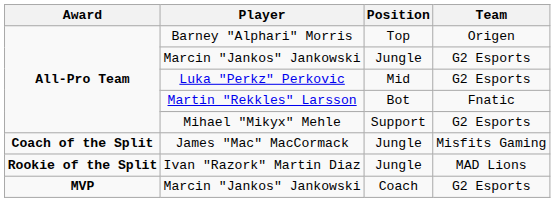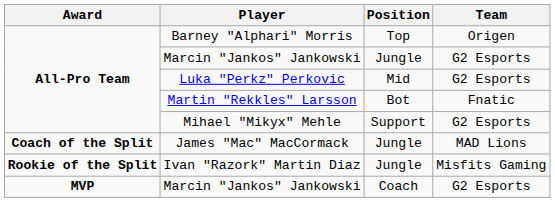(491, 144) Misfits Gaming -> (491, 144) MAD Lions
(491, 165) MAD Lions -> (491, 165) Misfits Gaming
